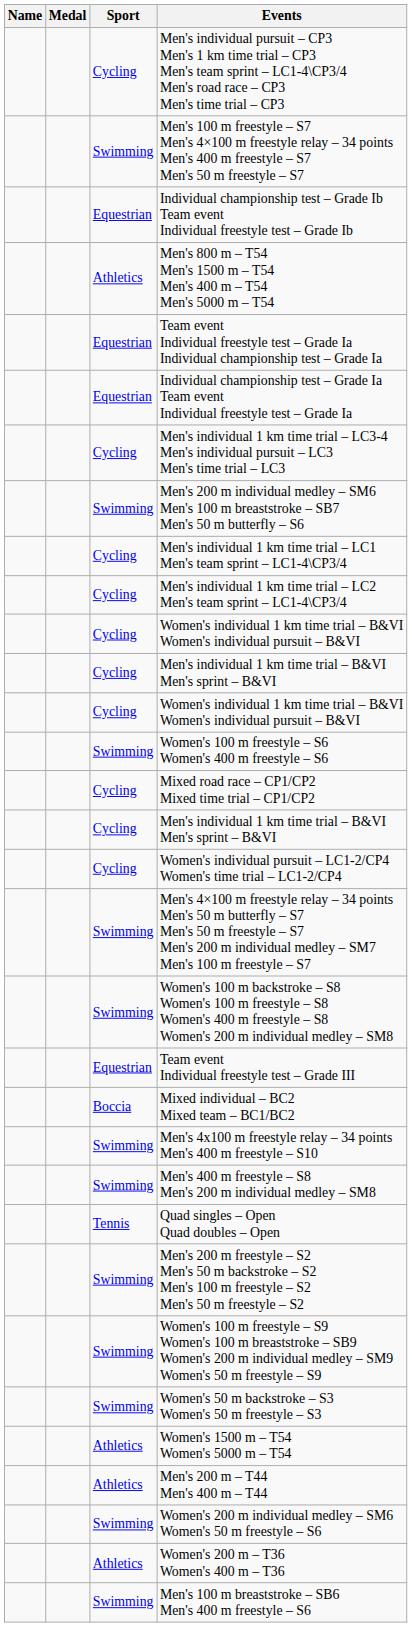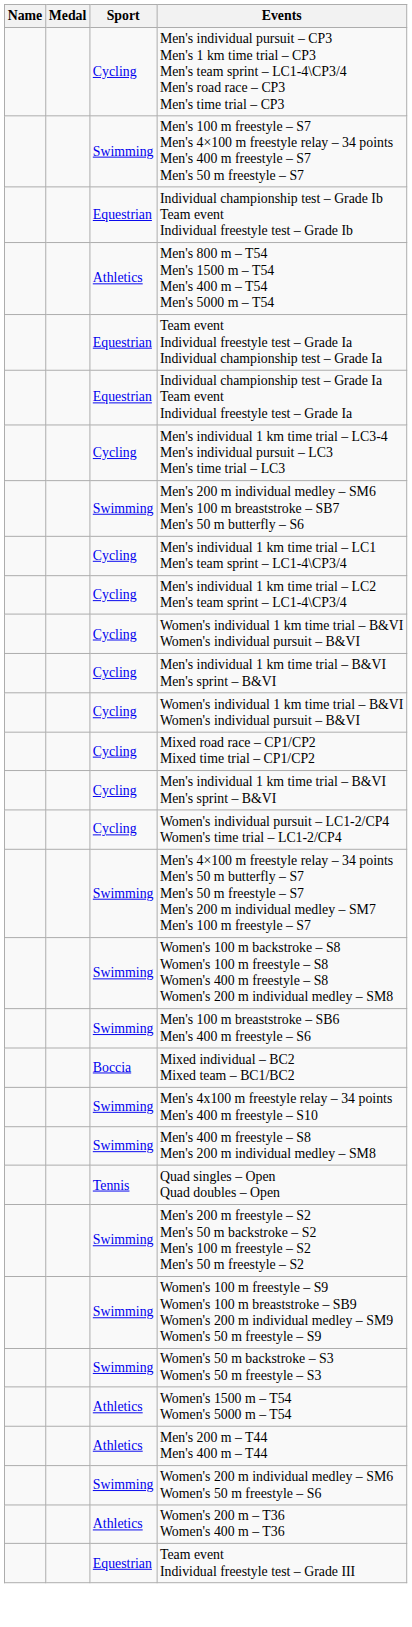- row: (123, 751)
rows swapped: (122, 1067) <-> (123, 1602)
